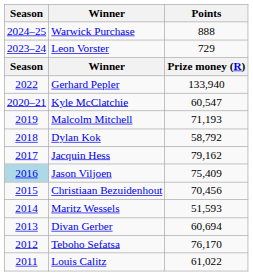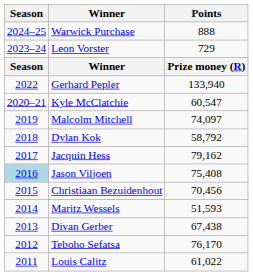(206, 119) 71,193 -> (206, 119) 74,097
(206, 173) 75,409 -> (206, 173) 75,408
(206, 226) 60,694 -> (206, 226) 67,438
